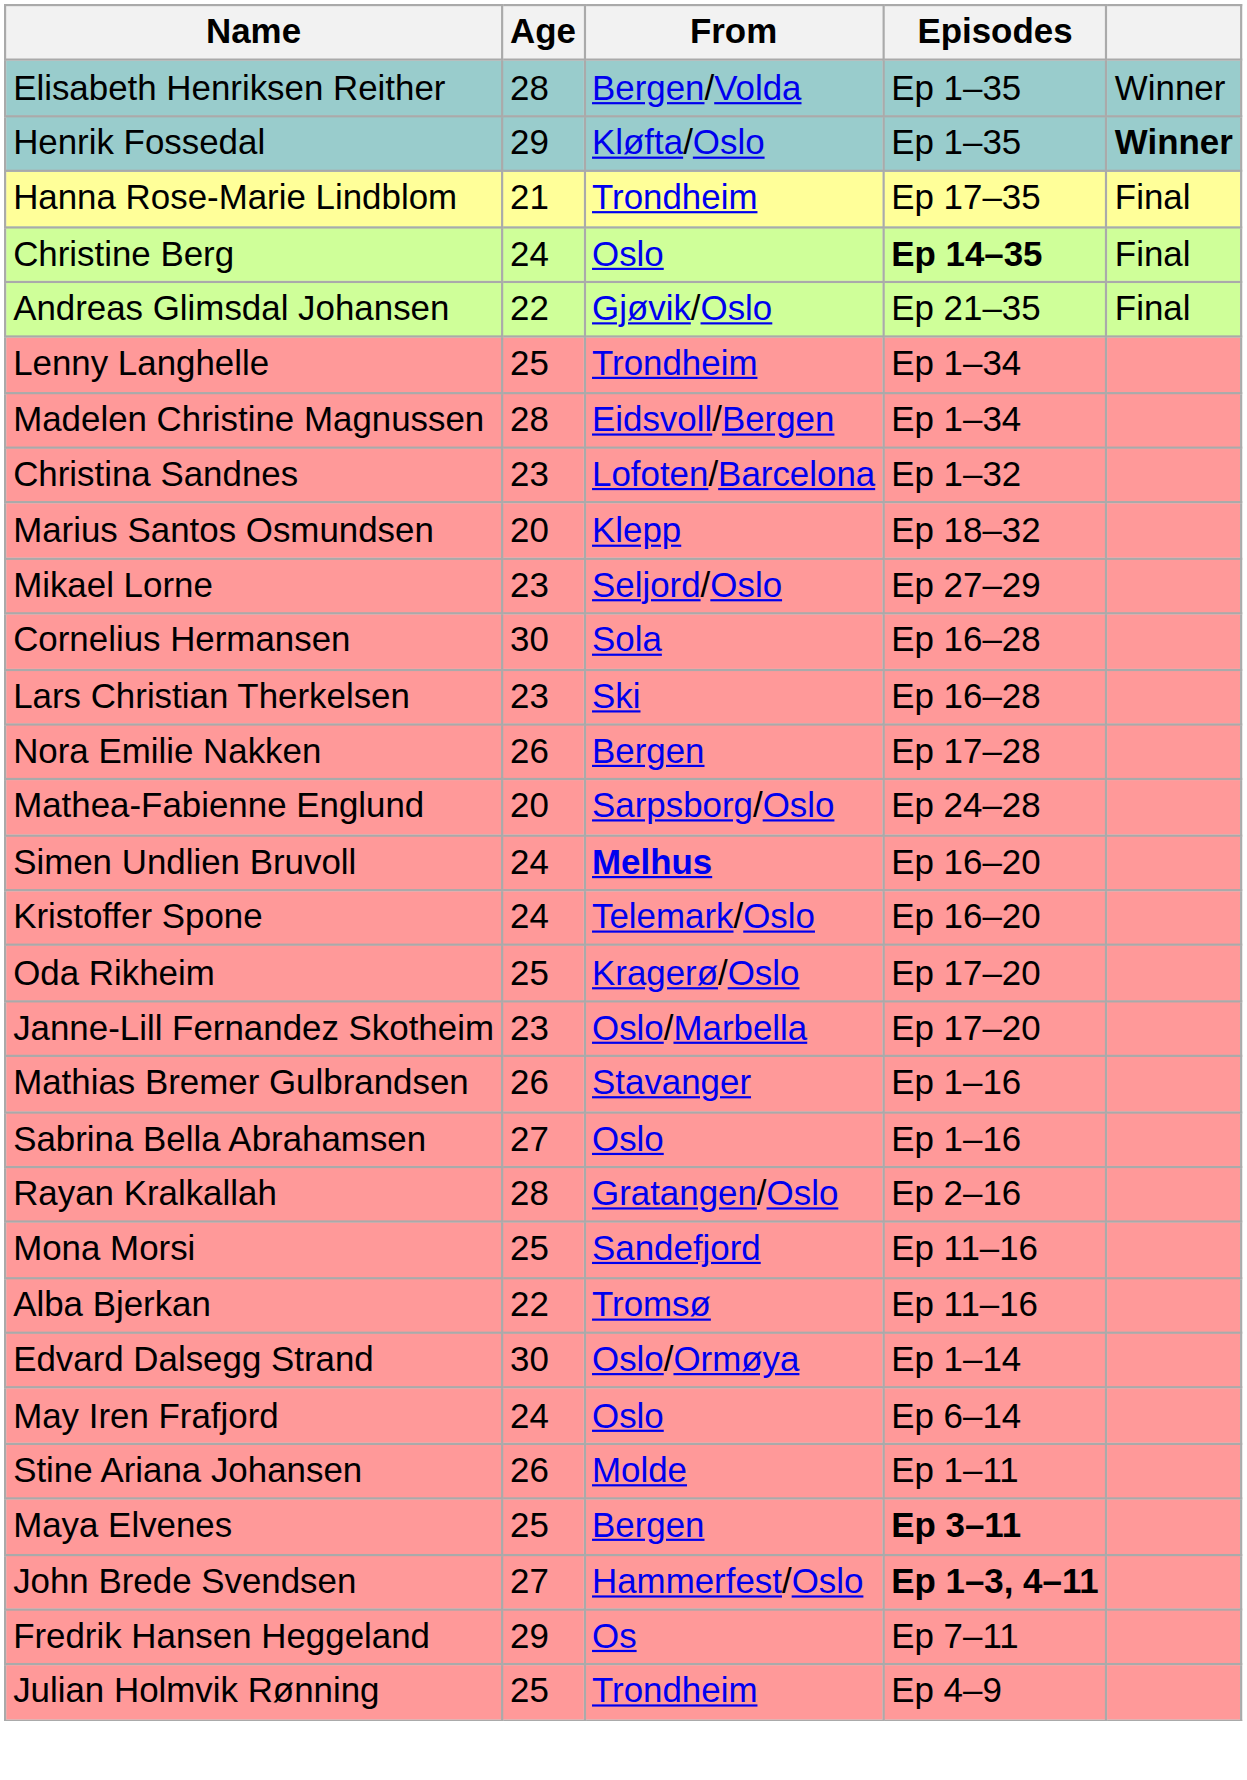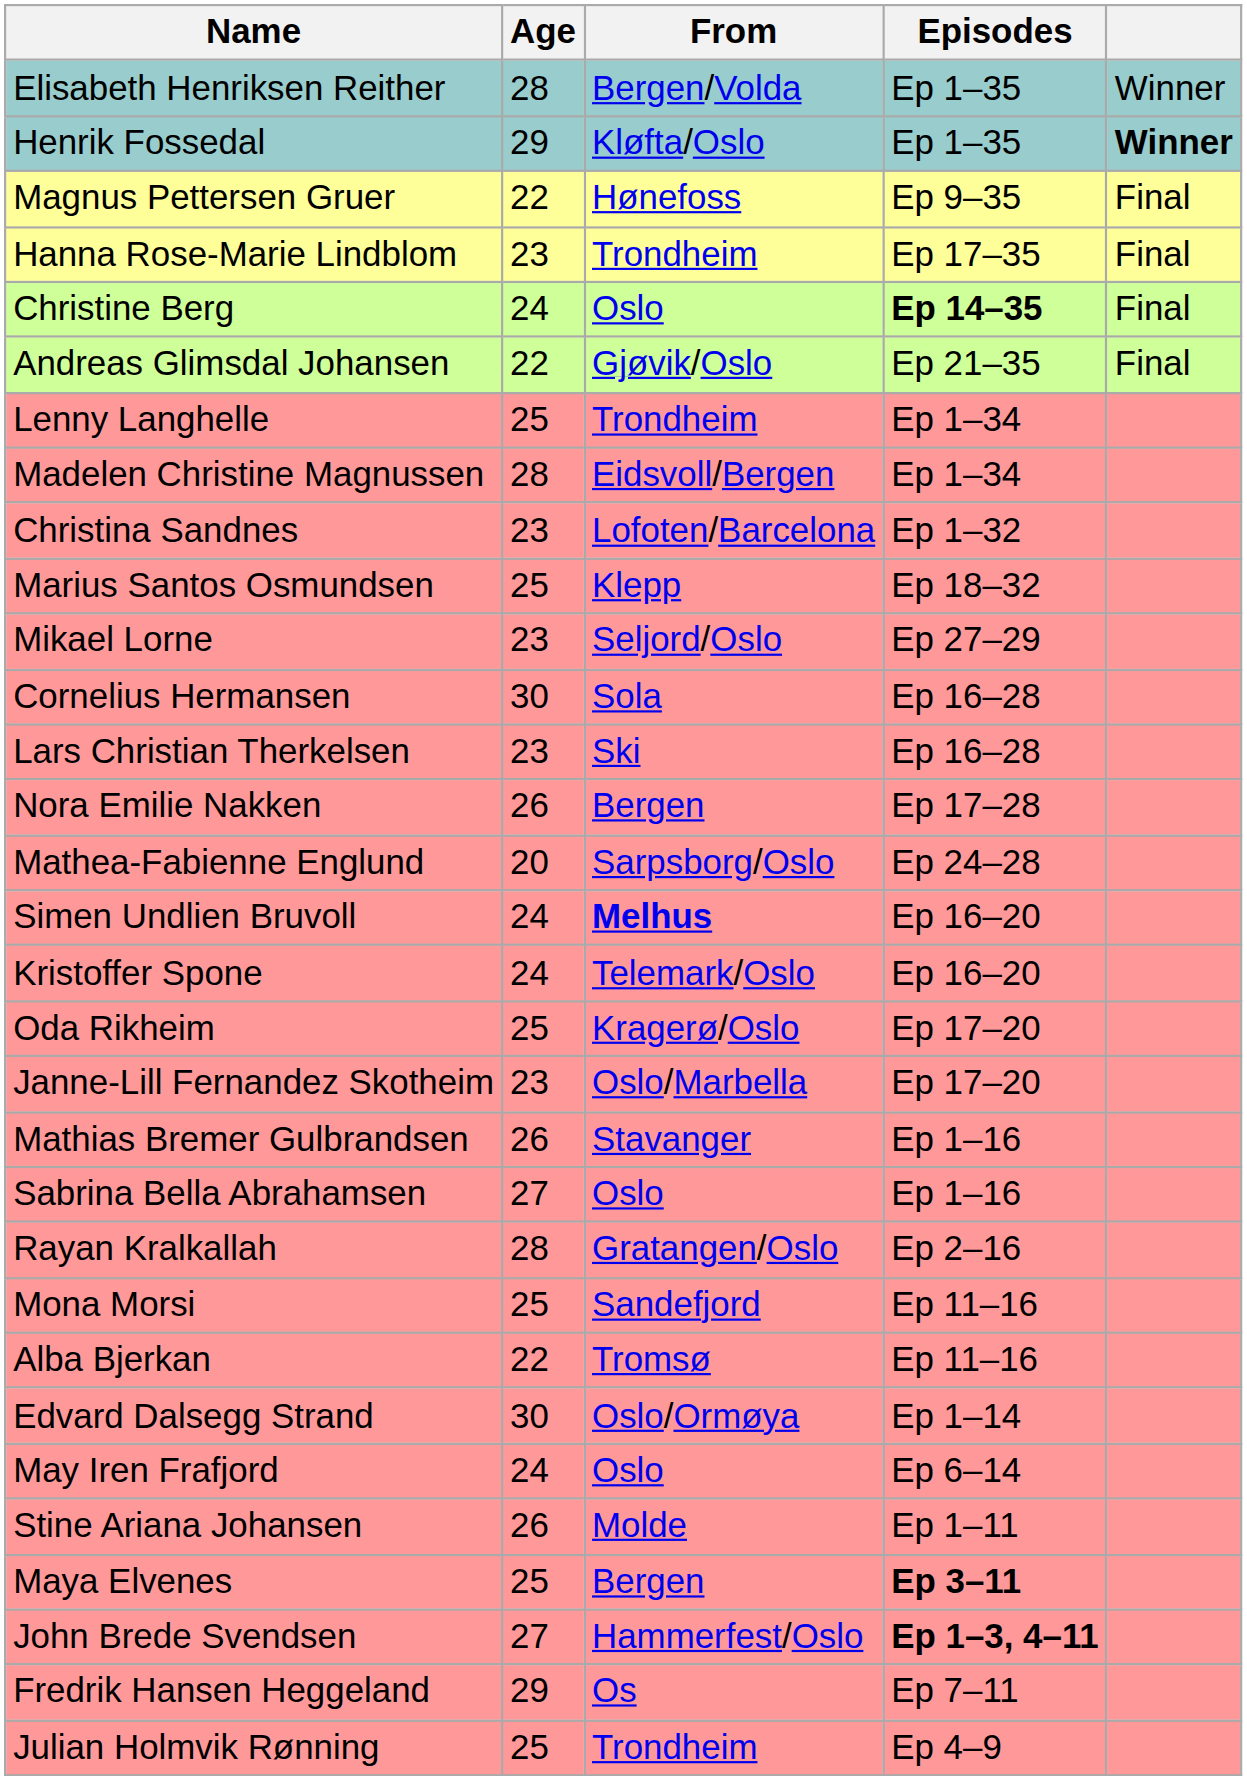+ row: (204, 198)
(529, 198) 21 -> (529, 253) 23
(529, 530) 20 -> (529, 585) 25
